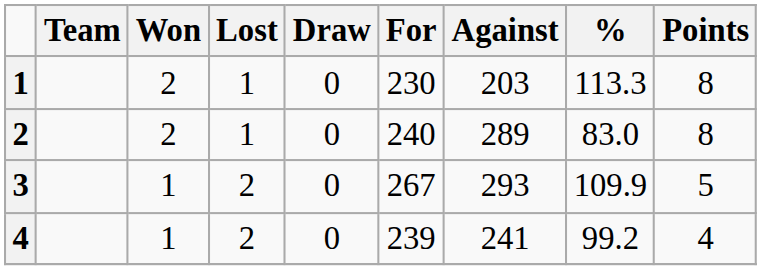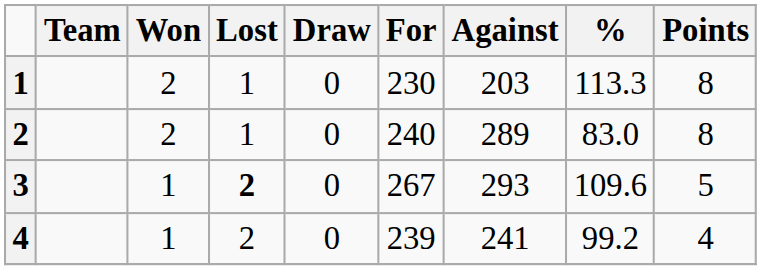(247, 185) normal -> (247, 185) bold
(610, 185) 109.9 -> (610, 185) 109.6
